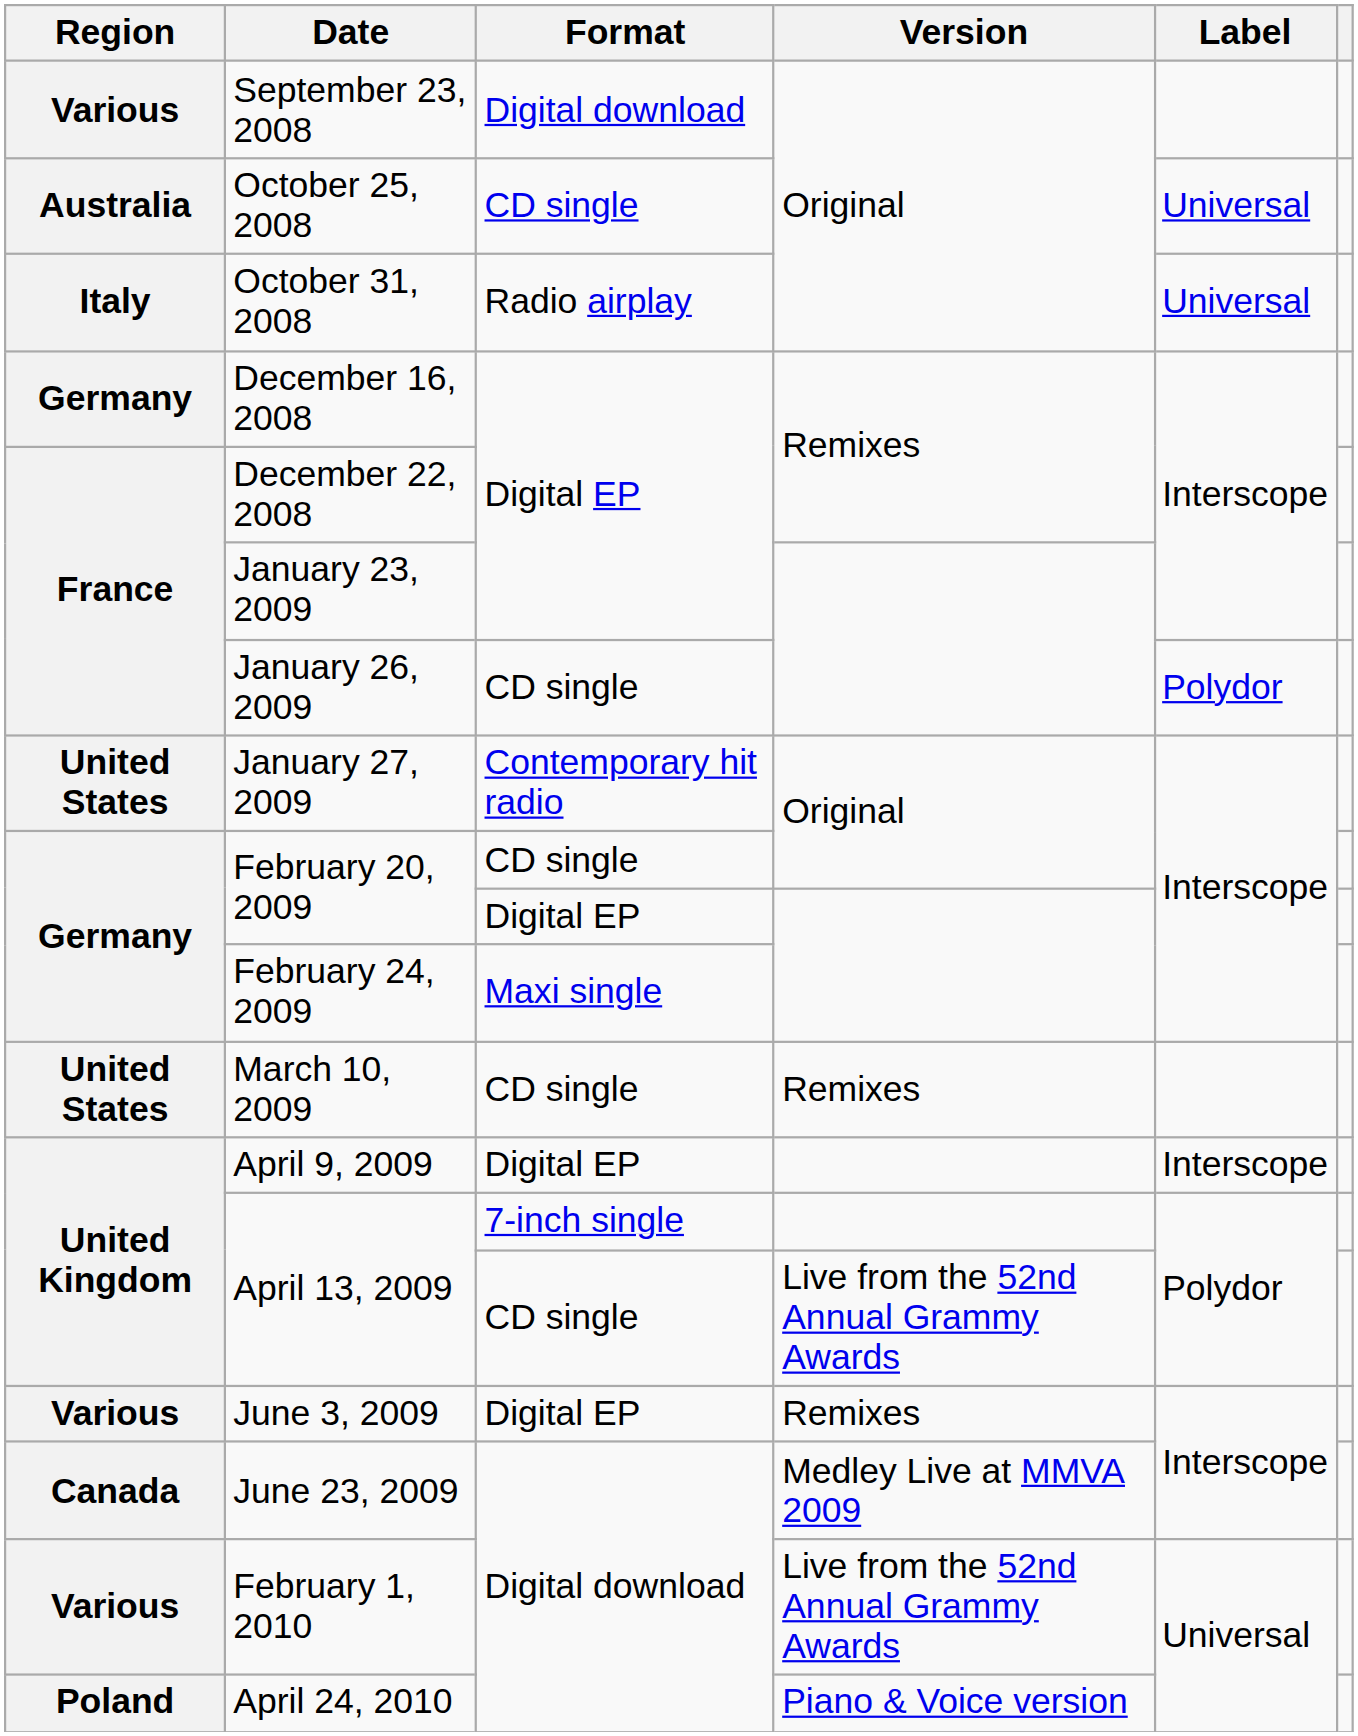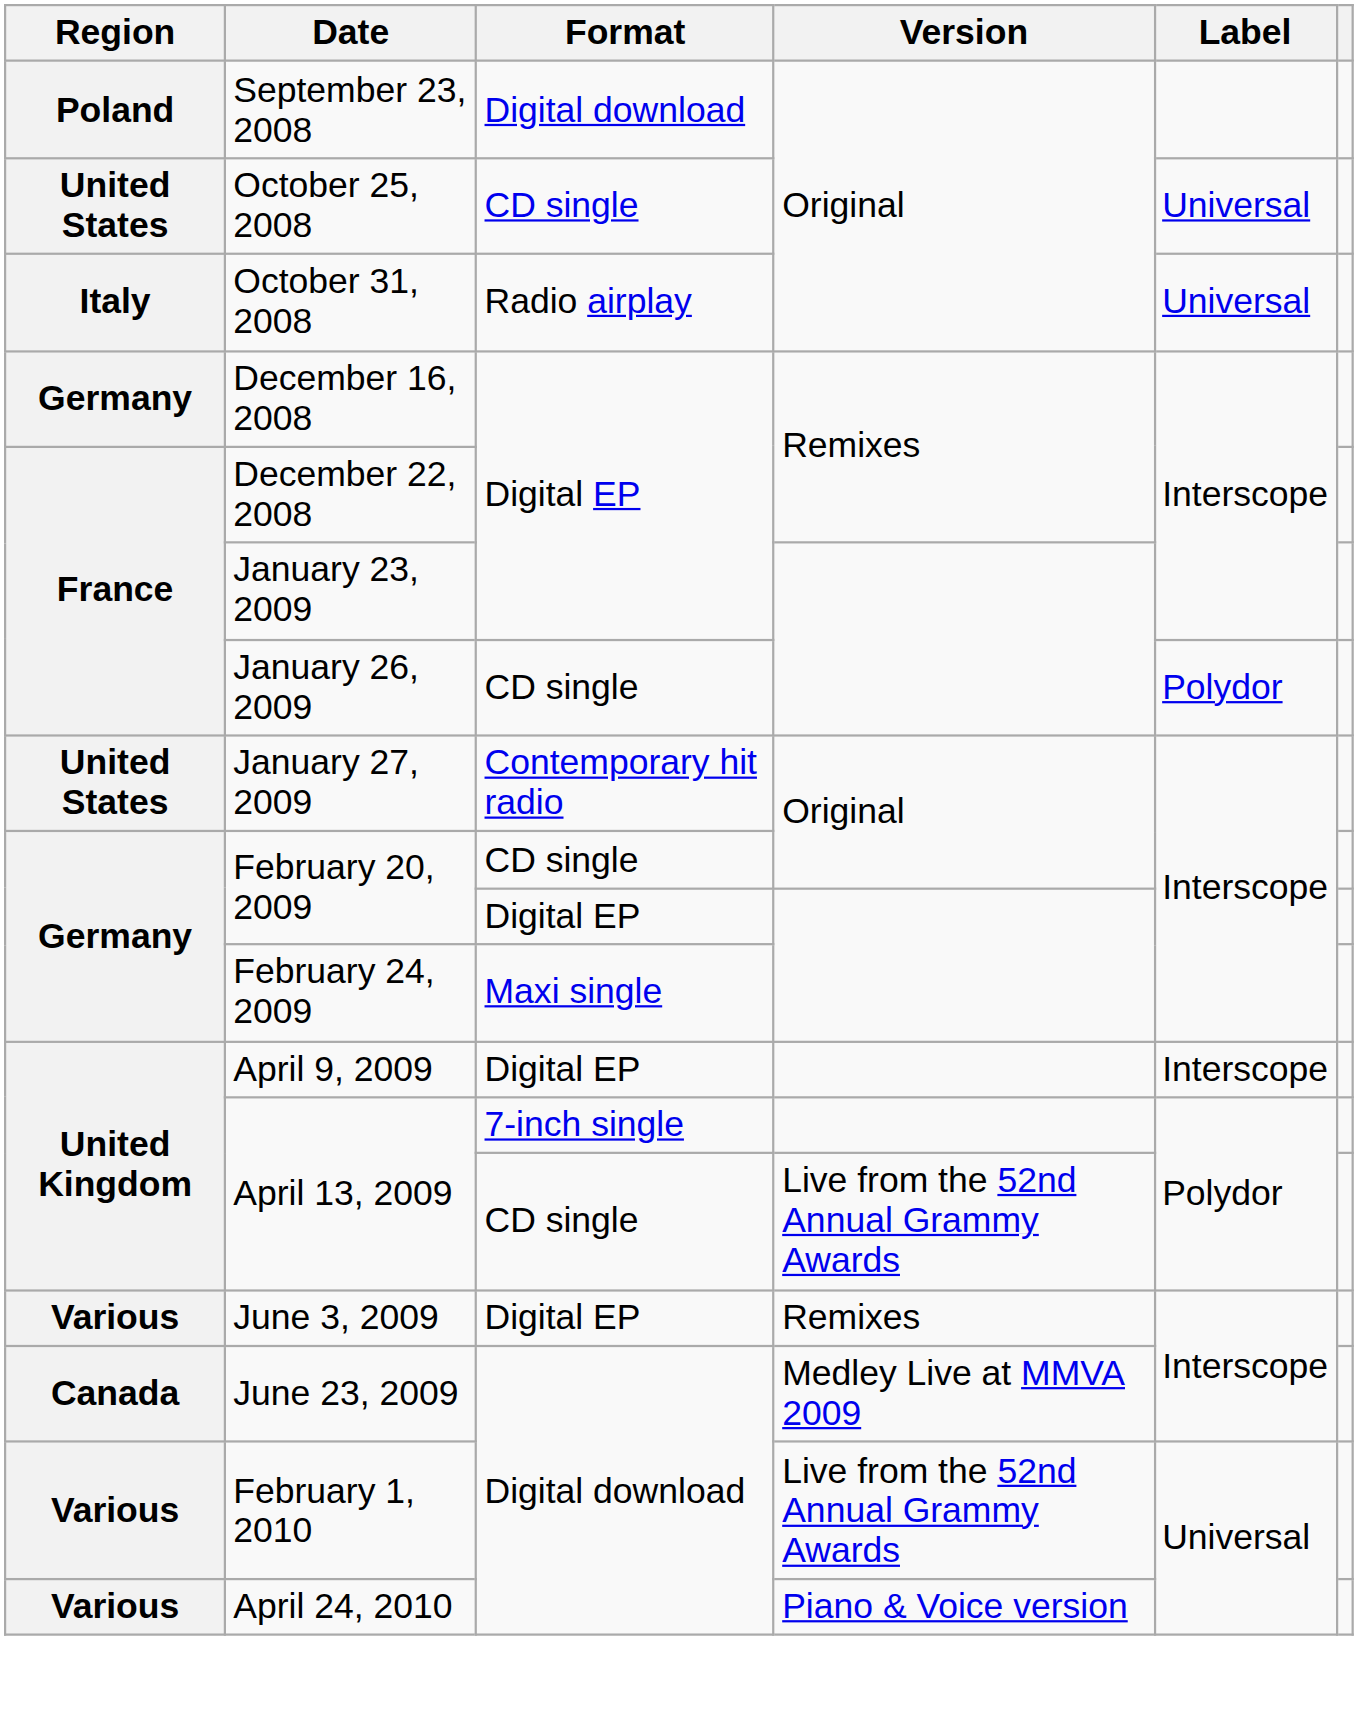(115, 108) Various -> (115, 108) Poland
(115, 205) Australia -> (115, 205) United States
- row: (312, 1088)
(115, 1702) Poland -> (115, 1606) Various
